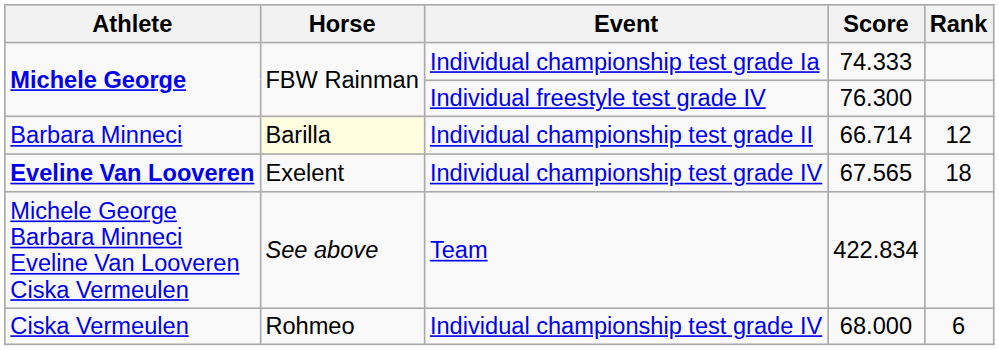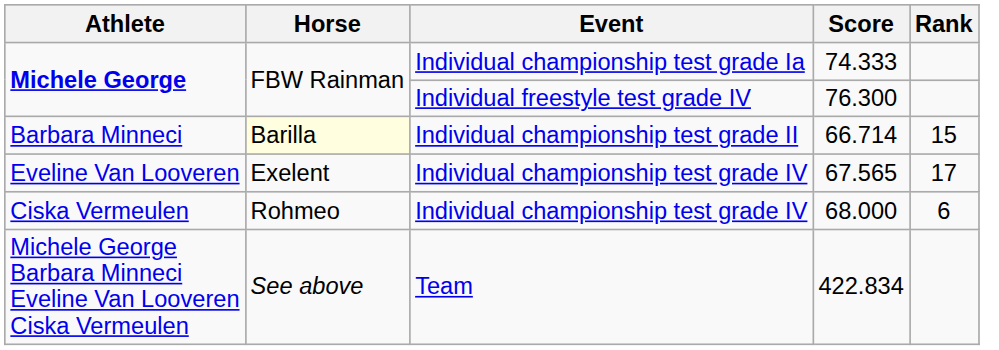(959, 136) 12 -> (944, 136) 15
(132, 173) bold -> (125, 173) normal
(959, 173) 18 -> (944, 173) 17
rows swapped: (876, 326) <-> (876, 250)
